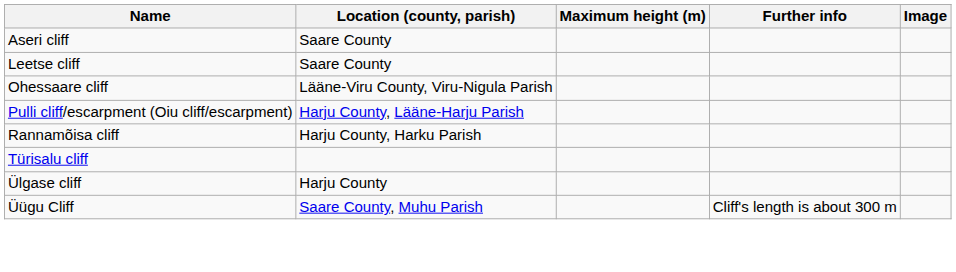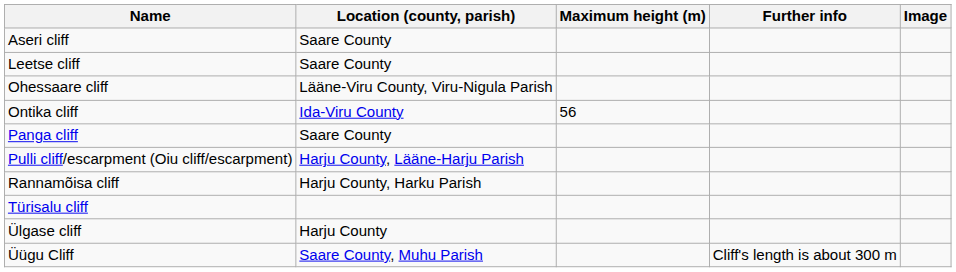+ row: (43, 111)
+ row: (43, 135)
